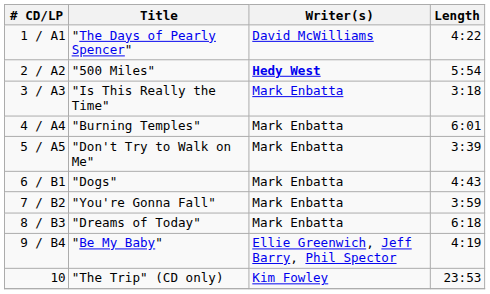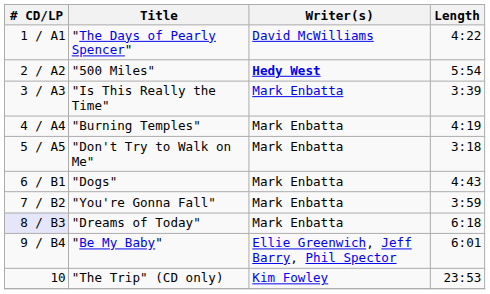(466, 91) 3:18 -> (466, 91) 3:39
(466, 126) 6:01 -> (466, 126) 4:19
(466, 147) 3:39 -> (466, 147) 3:18
(43, 223) no background -> (43, 223) lavender background
(466, 243) 4:19 -> (466, 243) 6:01
